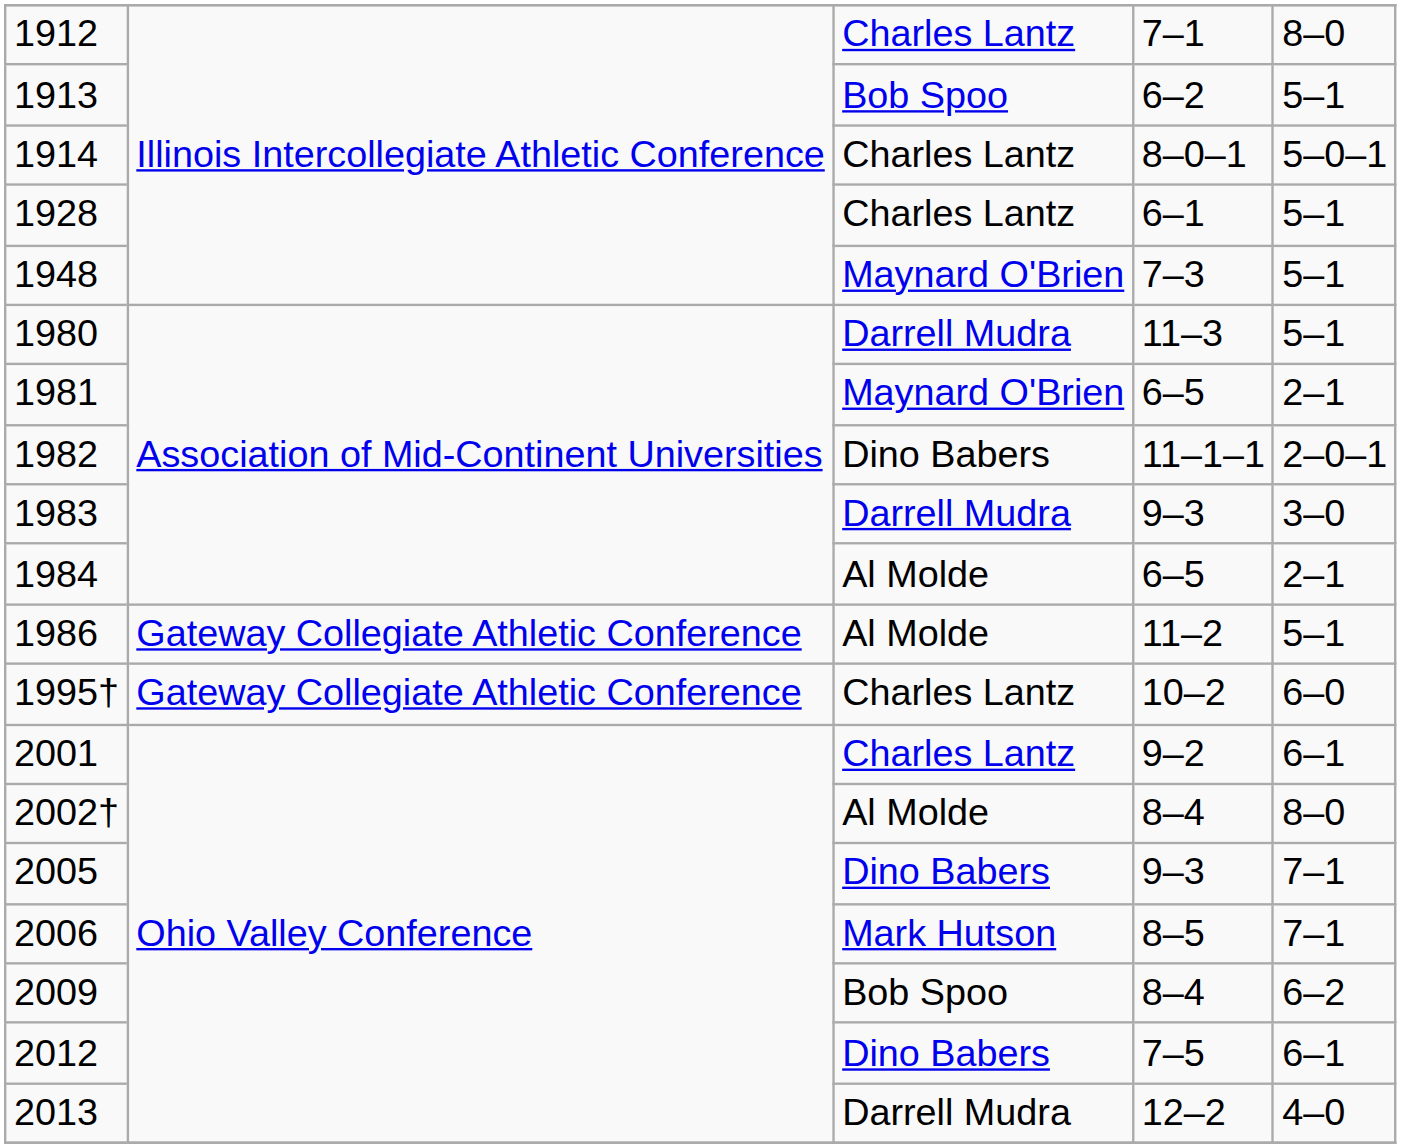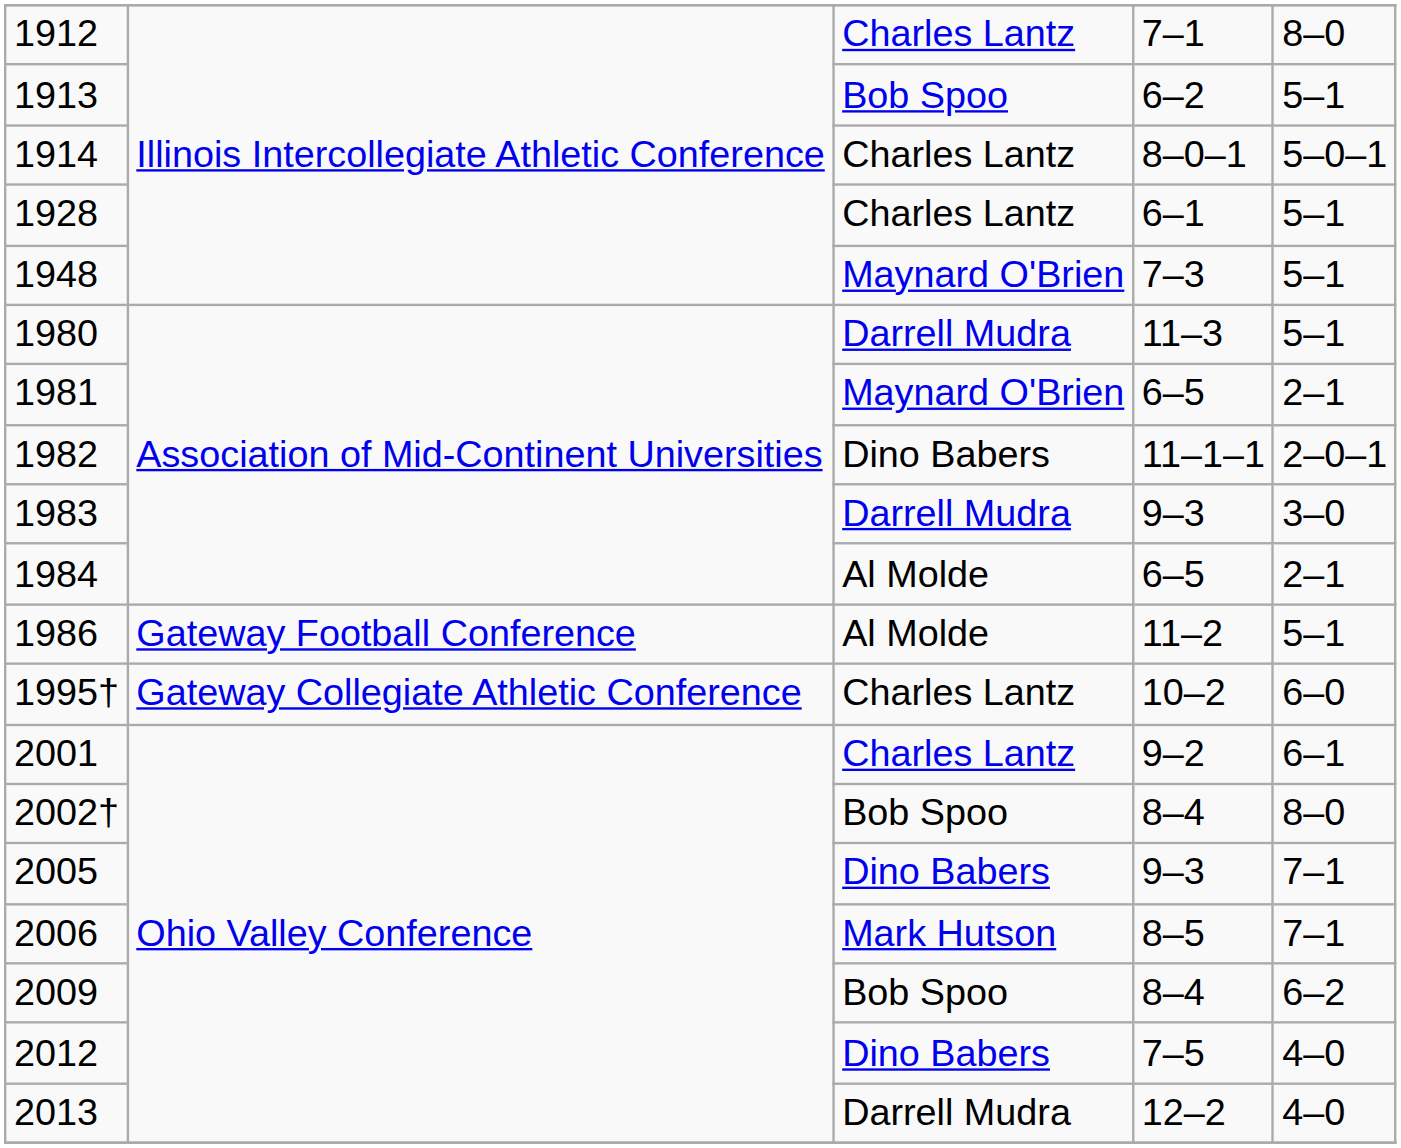(469, 633) Gateway Collegiate Athletic Conference -> (386, 633) Gateway Football Conference
(916, 812) Al Molde -> (925, 812) Bob Spoo
(1314, 1052) 6–1 -> (1314, 1052) 4–0
